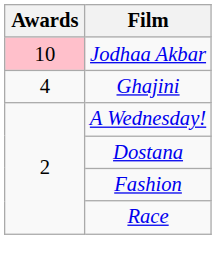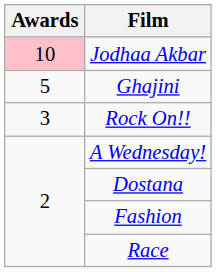(45, 86) 4 -> (45, 86) 5
+ row: (148, 119)
